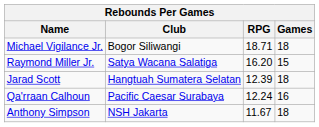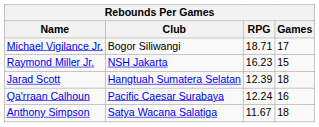(283, 46) 18 -> (283, 46) 17
(162, 63) Satya Wacana Salatiga -> (138, 63) NSH Jakarta
(259, 63) 16.20 -> (259, 63) 16.23
(138, 113) NSH Jakarta -> (162, 113) Satya Wacana Salatiga
